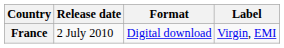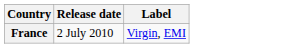- column: (169, 14)
